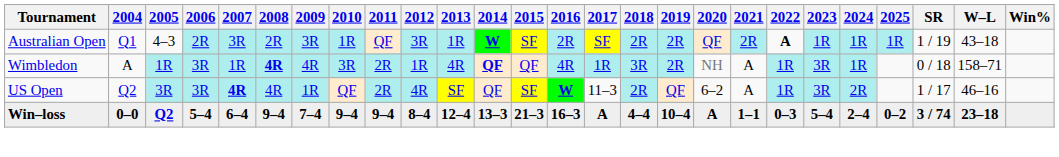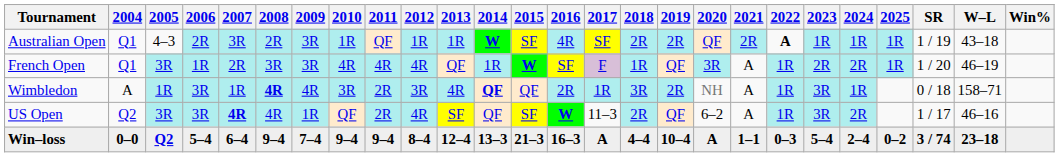(419, 41) 3R -> (419, 41) 1R
(566, 41) 2R -> (566, 41) 4R
+ row: (46, 66)
(419, 66) 1R -> (419, 90) 3R
(566, 66) 4R -> (566, 90) 2R
